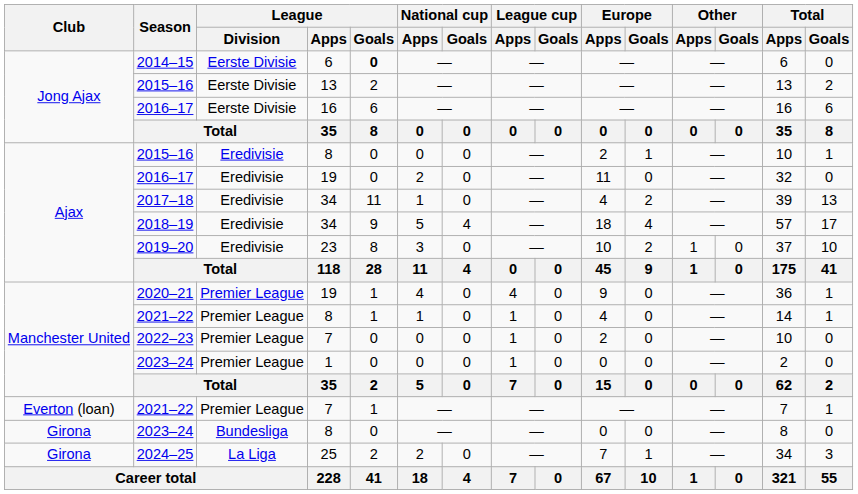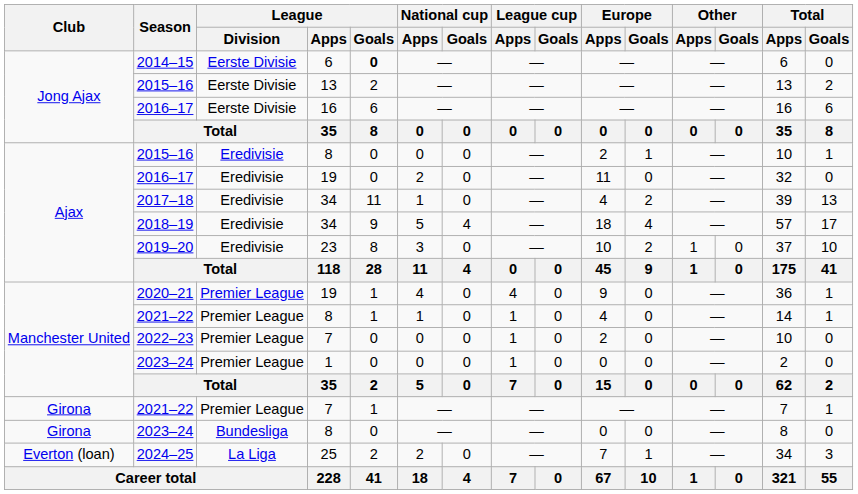(69, 408) Everton (loan) -> (69, 408) Girona
(69, 454) Girona -> (69, 454) Everton (loan)
